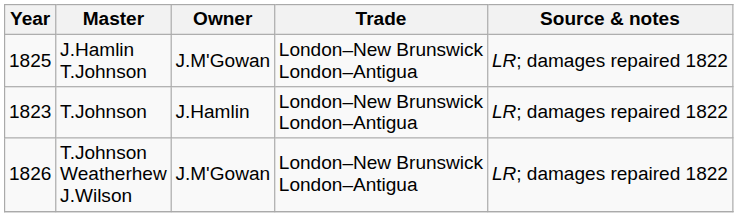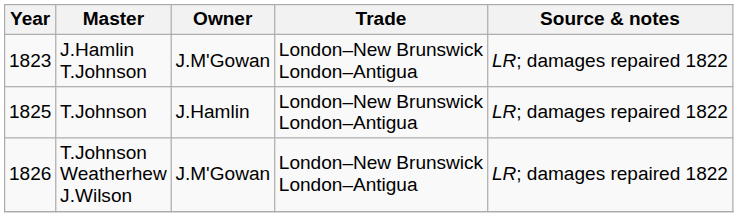(30, 60) 1825 -> (30, 60) 1823
(30, 112) 1823 -> (30, 112) 1825
